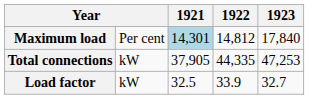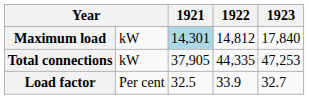(142, 37) Per cent -> (129, 37) kW
(129, 82) kW -> (142, 82) Per cent
